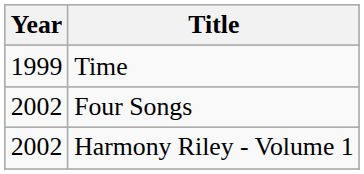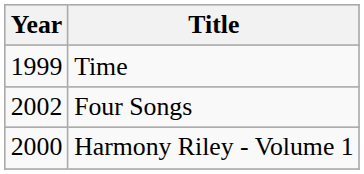(37, 147) 2002 -> (37, 147) 2000
